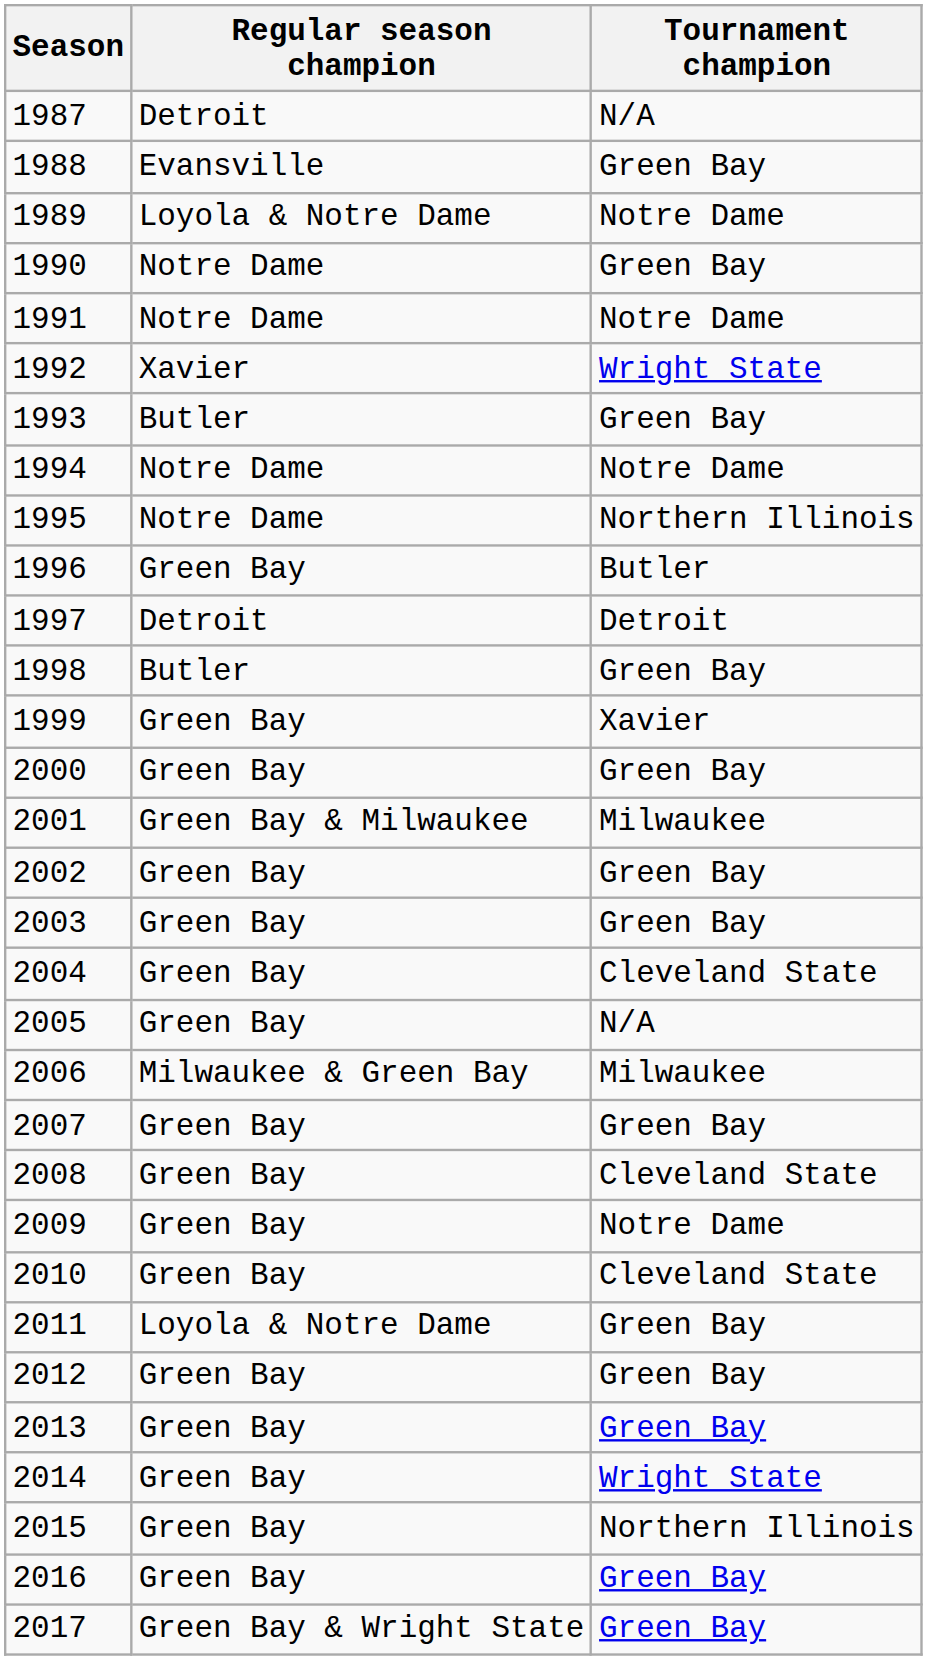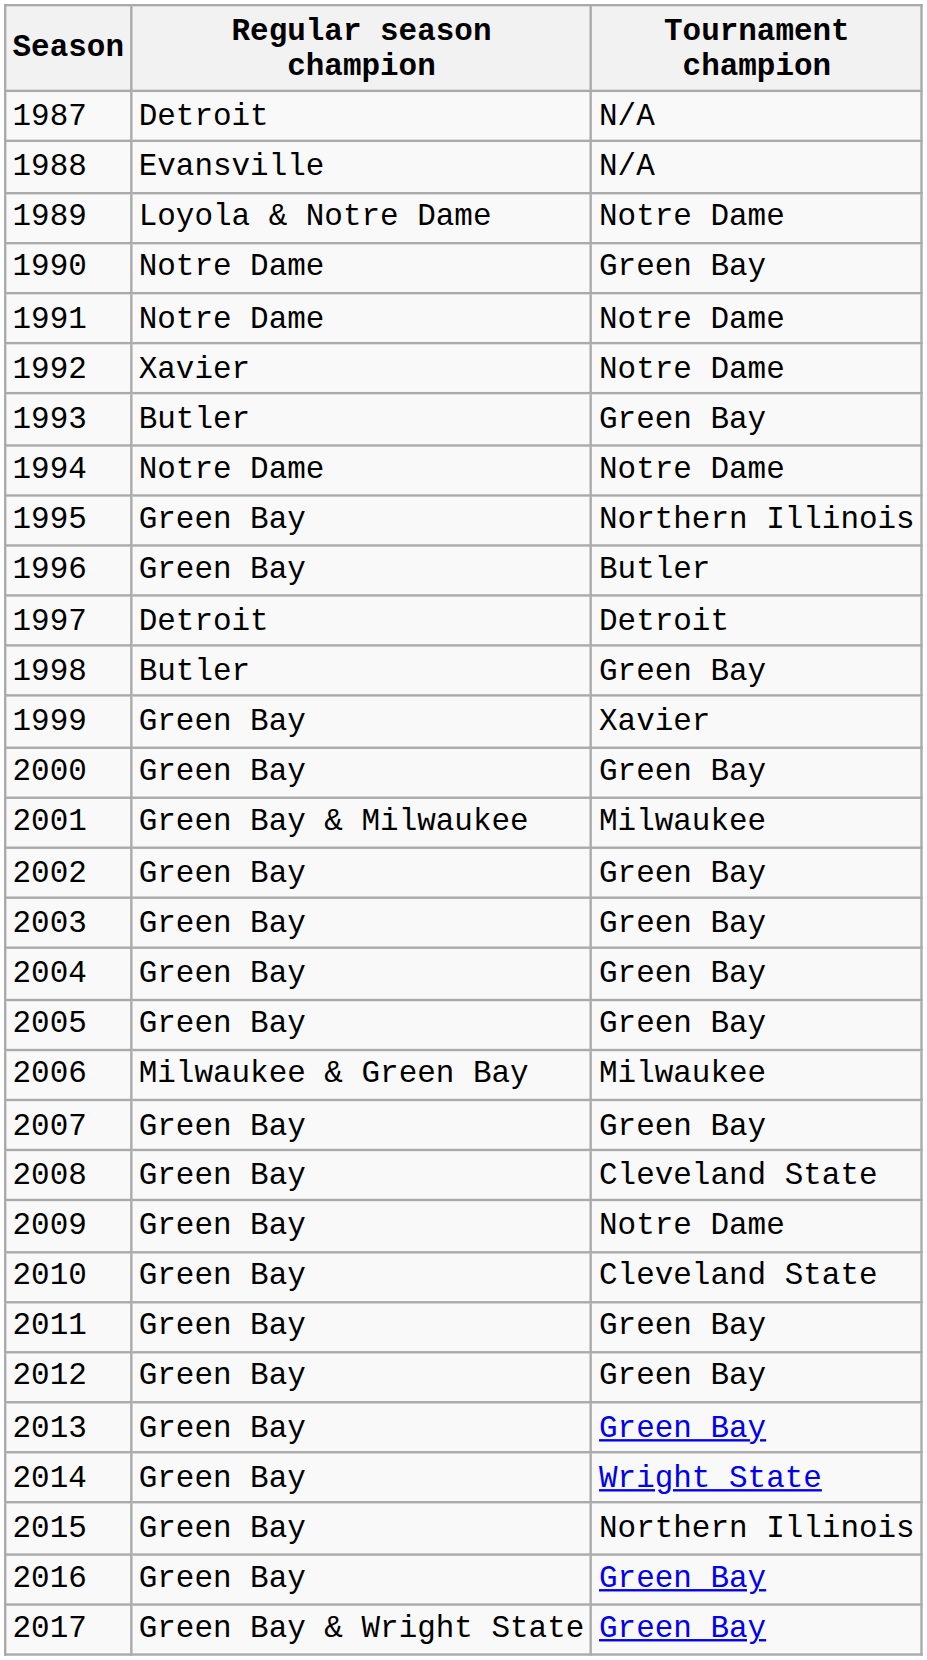(683, 167) Green Bay -> (627, 167) N/A
(710, 369) Wright State -> (692, 369) Notre Dame
(232, 520) Notre Dame -> (222, 520) Green Bay
(738, 974) Cleveland State -> (683, 974) Green Bay
(627, 1024) N/A -> (683, 1024) Green Bay
(315, 1327) Loyola & Notre Dame -> (222, 1327) Green Bay
